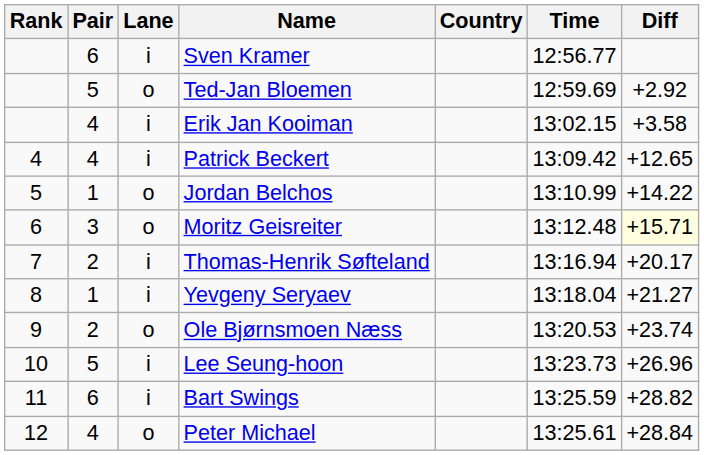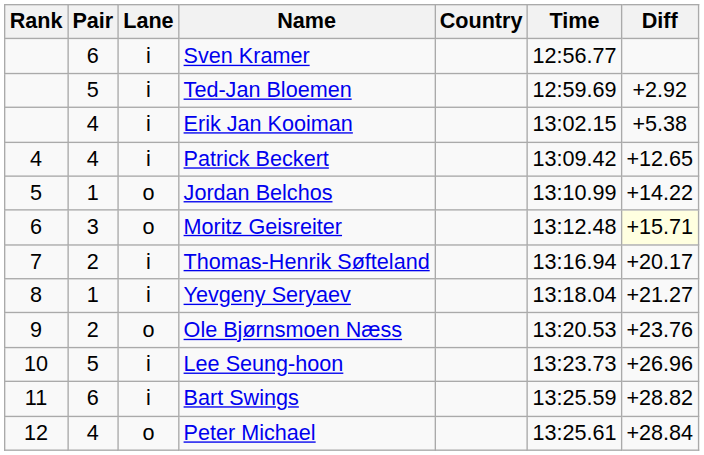(148, 90) o -> (148, 90) i
(660, 124) +3.58 -> (660, 124) +5.38
(660, 329) +23.74 -> (660, 329) +23.76
